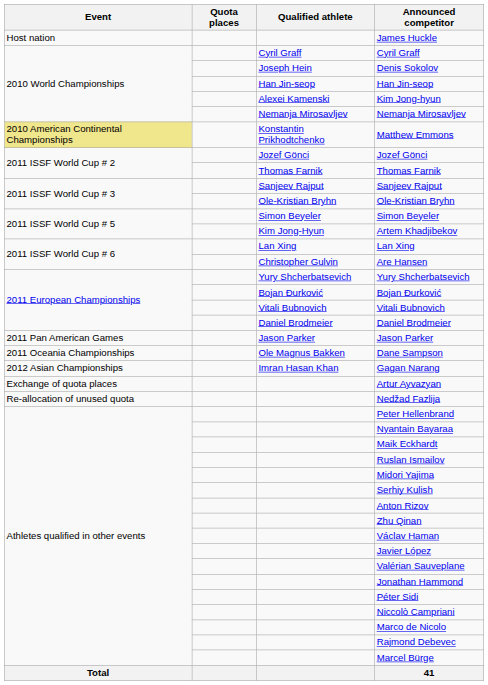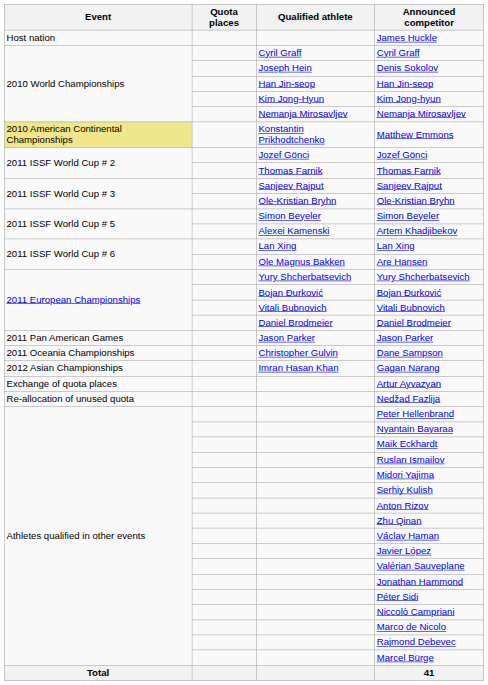(294, 99) Alexei Kamenski -> (291, 99) Kim Jong-Hyun
(291, 231) Kim Jong-Hyun -> (294, 231) Alexei Kamenski
(298, 262) Christopher Gulvin -> (302, 262) Ole Magnus Bakken
(302, 353) Ole Magnus Bakken -> (298, 353) Christopher Gulvin
